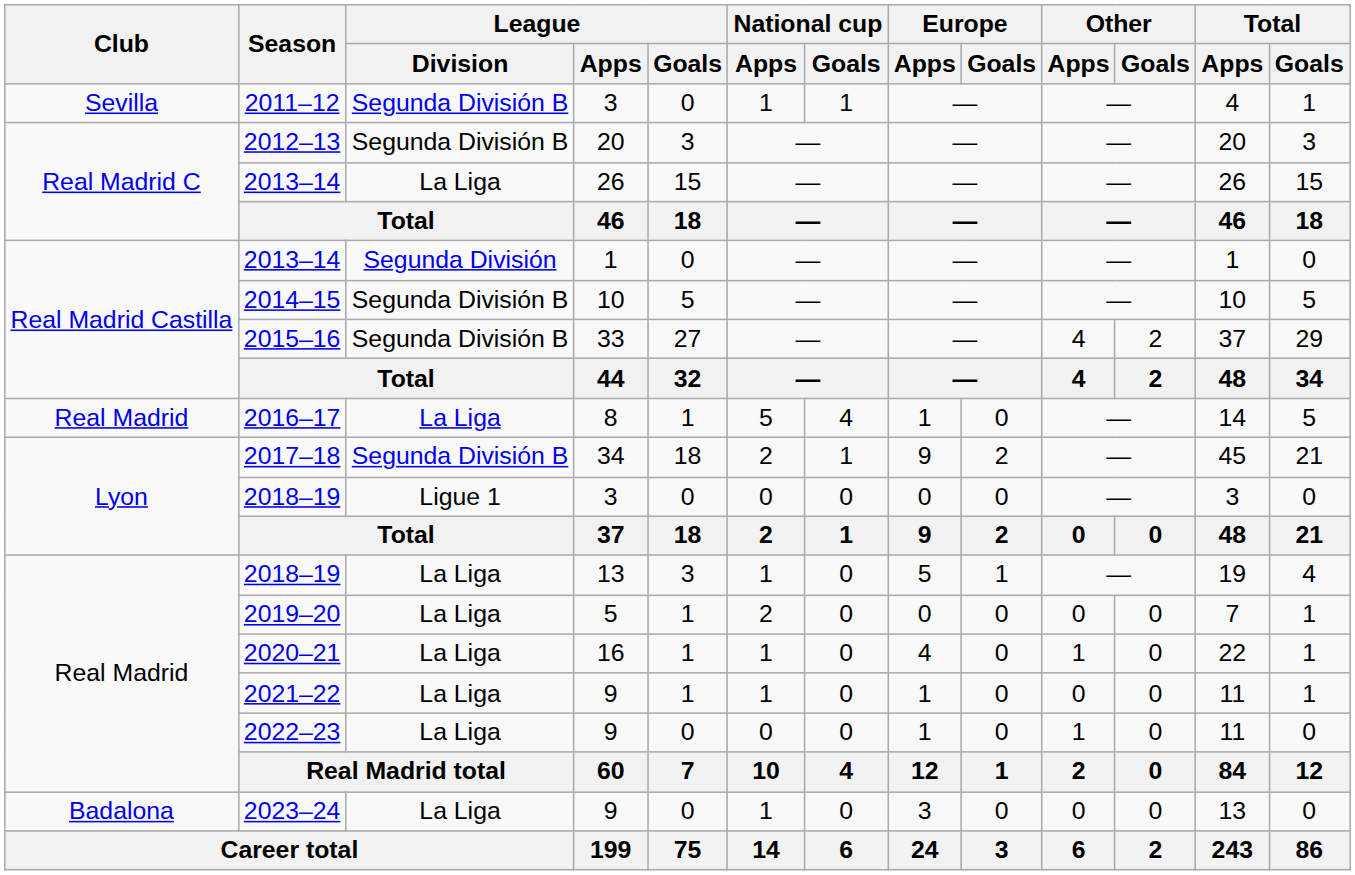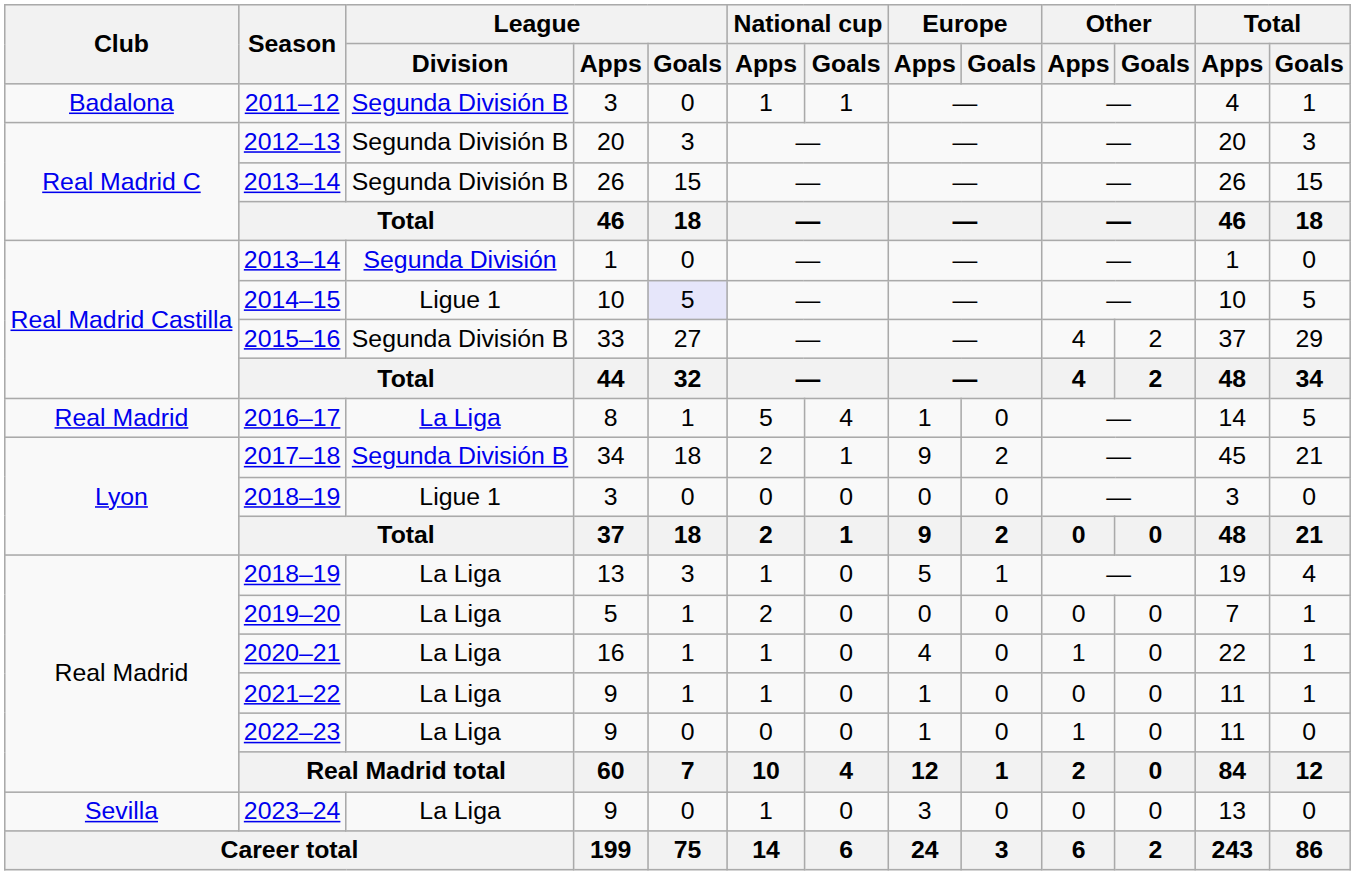(121, 102) Sevilla -> (121, 102) Badalona
(460, 181) La Liga -> (460, 181) Segunda División B
(460, 299) Segunda División B -> (460, 299) Ligue 1
(688, 299) no background -> (688, 299) lavender background
(121, 810) Badalona -> (121, 810) Sevilla
